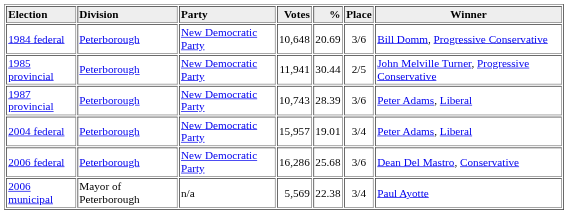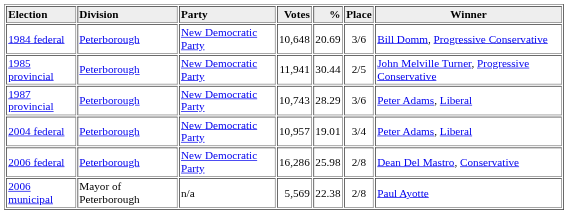(328, 100) 28.39 -> (328, 100) 28.29
(294, 131) 15,957 -> (294, 131) 10,957
(328, 162) 25.68 -> (328, 162) 25.98
(359, 162) 3/6 -> (359, 162) 2/8
(359, 193) 3/4 -> (359, 193) 2/8
